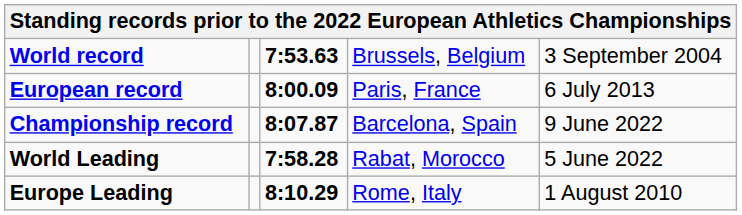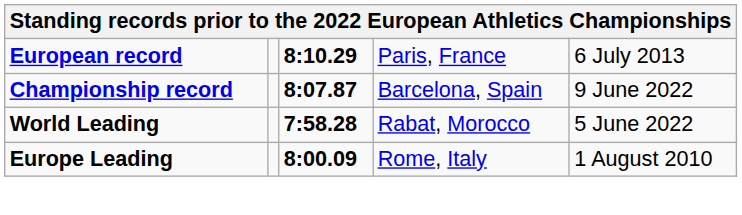- row: (77, 55)
(302, 90) 8:00.09 -> (320, 55) 8:10.29
(302, 192) 8:10.29 -> (320, 158) 8:00.09
